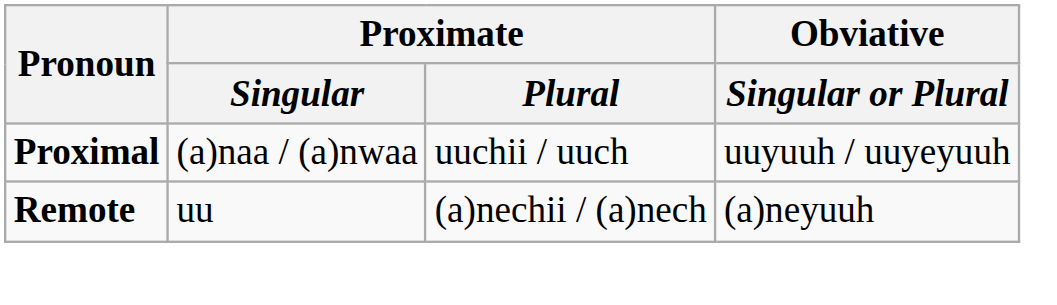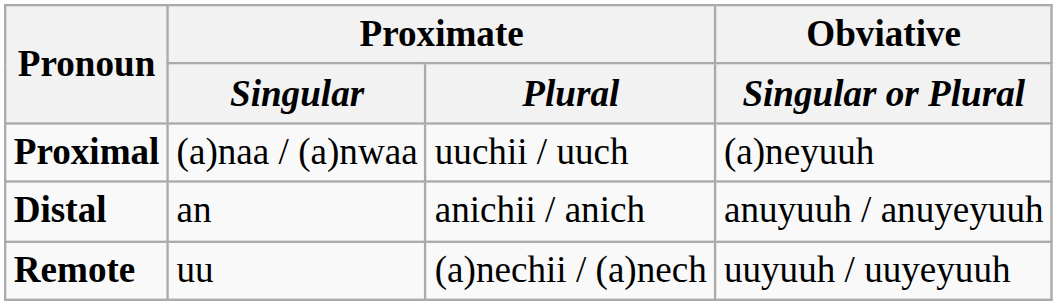(867, 151) uuyuuh / uuyeyuuh -> (799, 151) (a)neyuuh
+ row: (60, 210)
(799, 210) (a)neyuuh -> (867, 269) uuyuuh / uuyeyuuh
